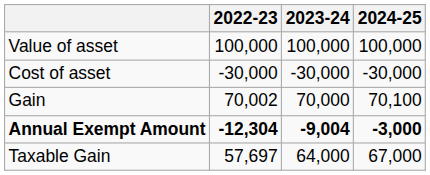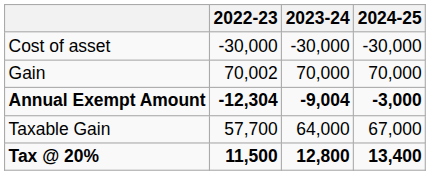- row: (63, 45)
(395, 101) 70,100 -> (395, 73) 70,000
(251, 156) 57,697 -> (251, 128) 57,700
+ row: (54, 156)
